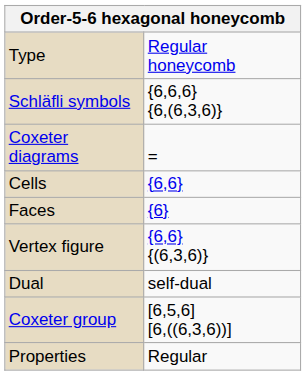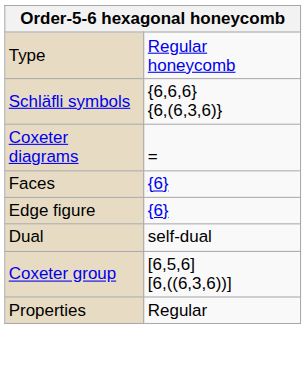- row: (28, 183)
+ row: (52, 210)
- row: (56, 247)
